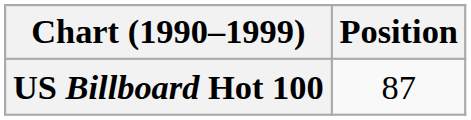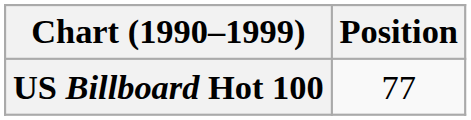(399, 86) 87 -> (399, 86) 77
